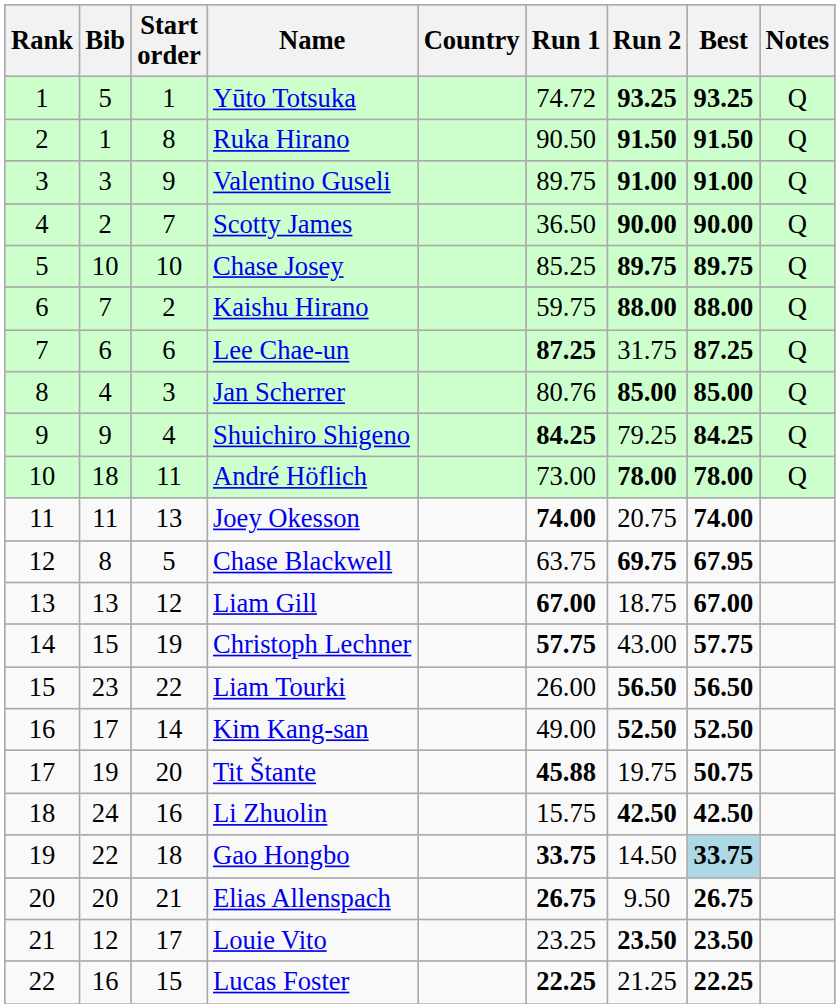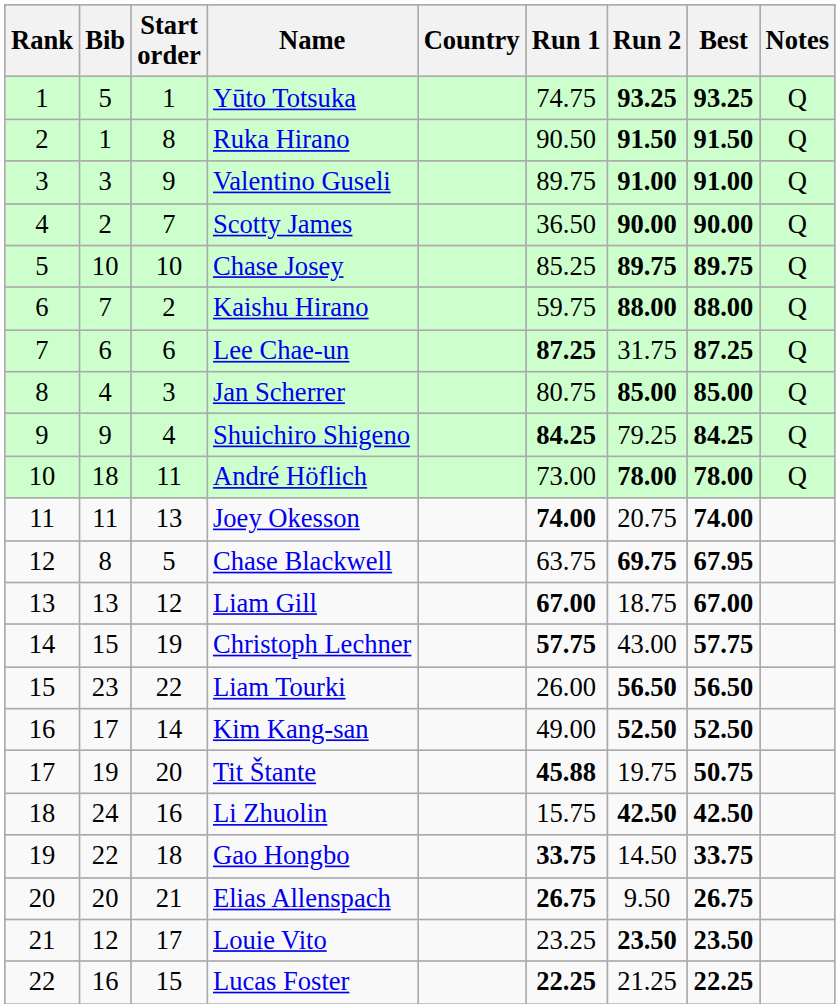(566, 97) 74.72 -> (566, 97) 74.75
(566, 392) 80.76 -> (566, 392) 80.75
(723, 855) lightblue background -> (723, 855) no background
